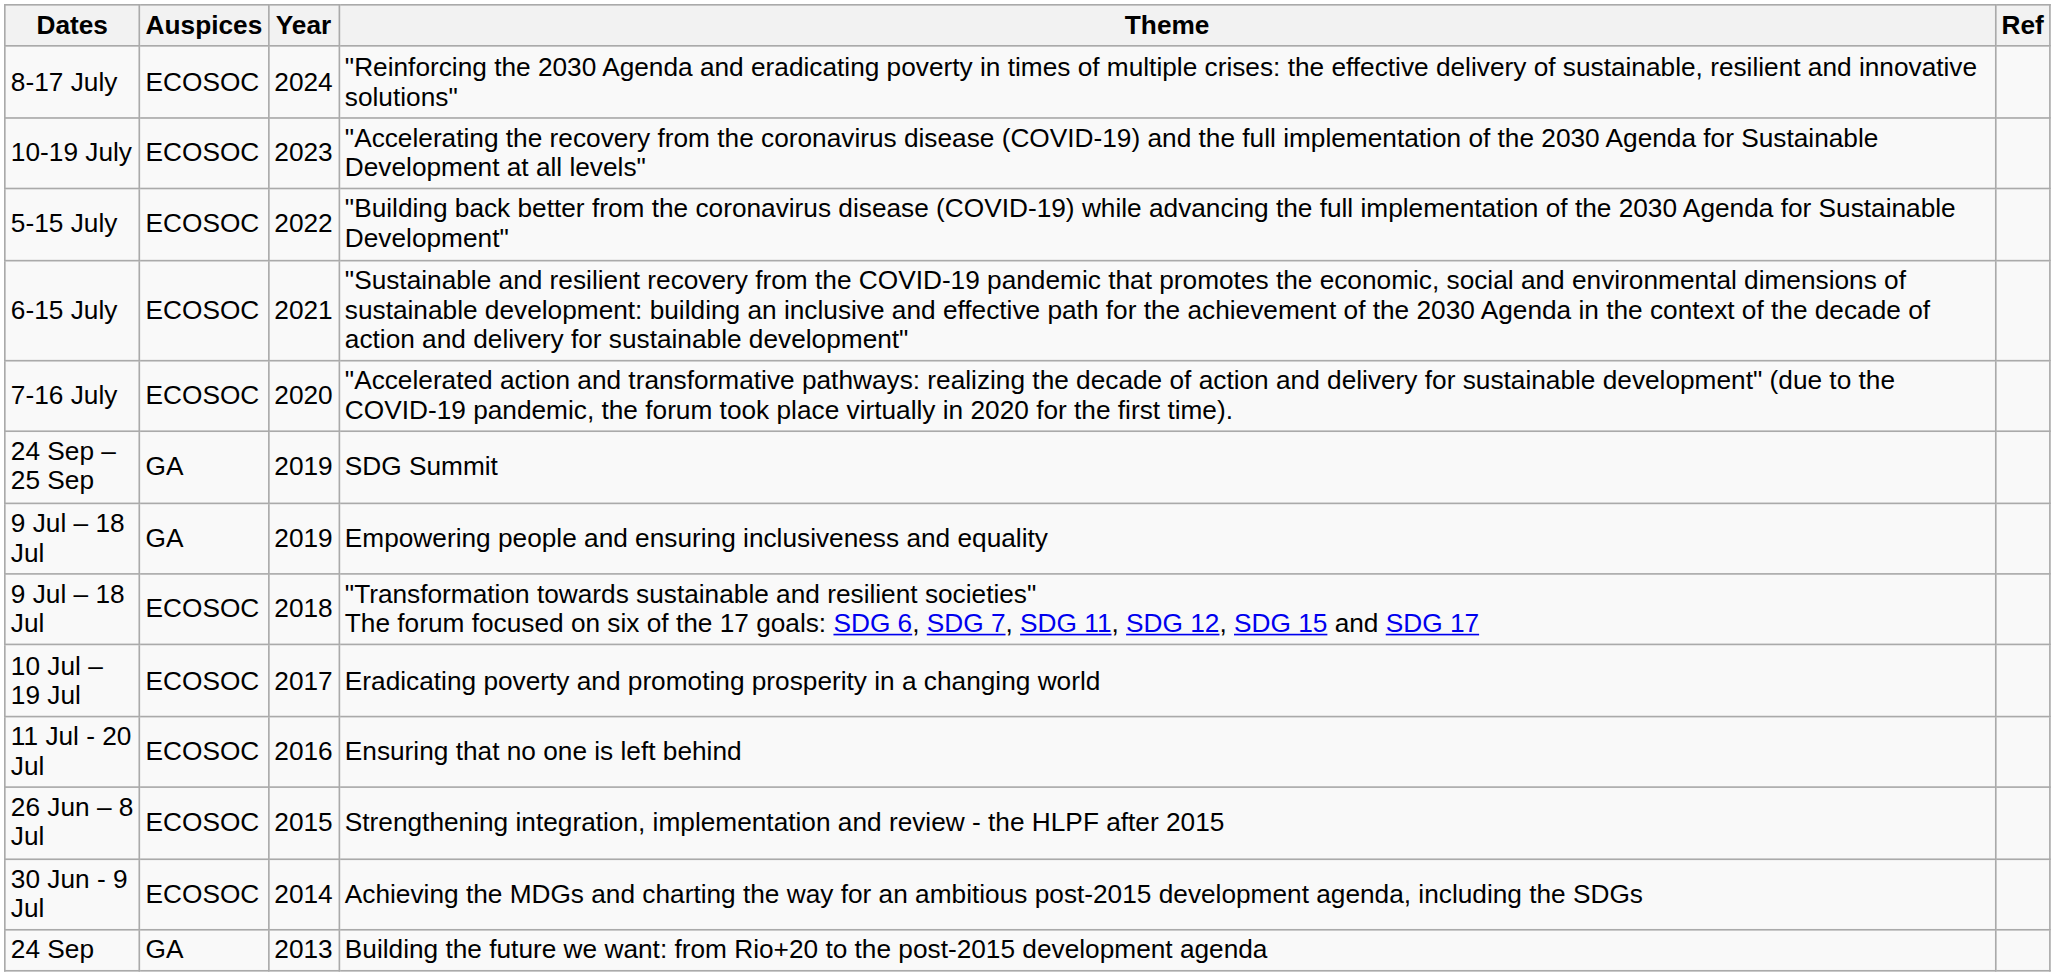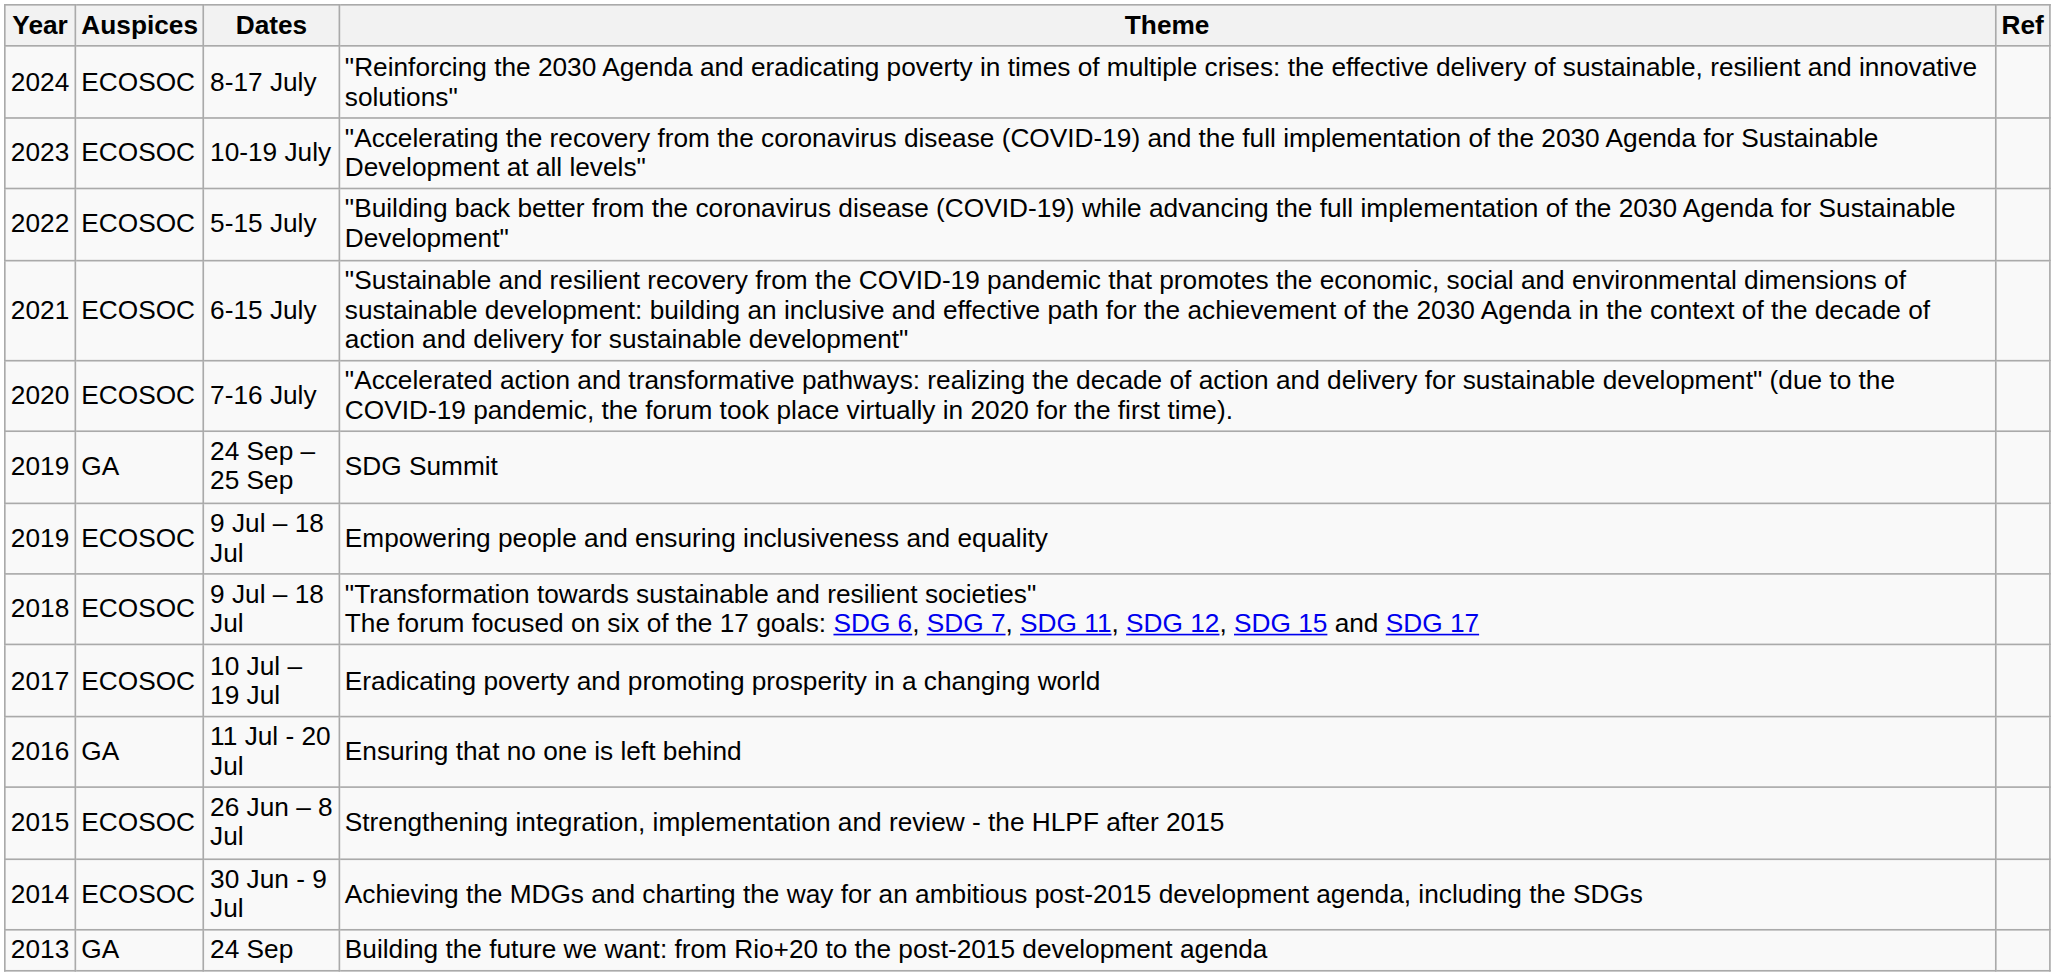columns swapped: (304, 25) <-> (72, 25)
(165, 538) GA -> (138, 538) ECOSOC
(202, 751) ECOSOC -> (100, 751) GA
